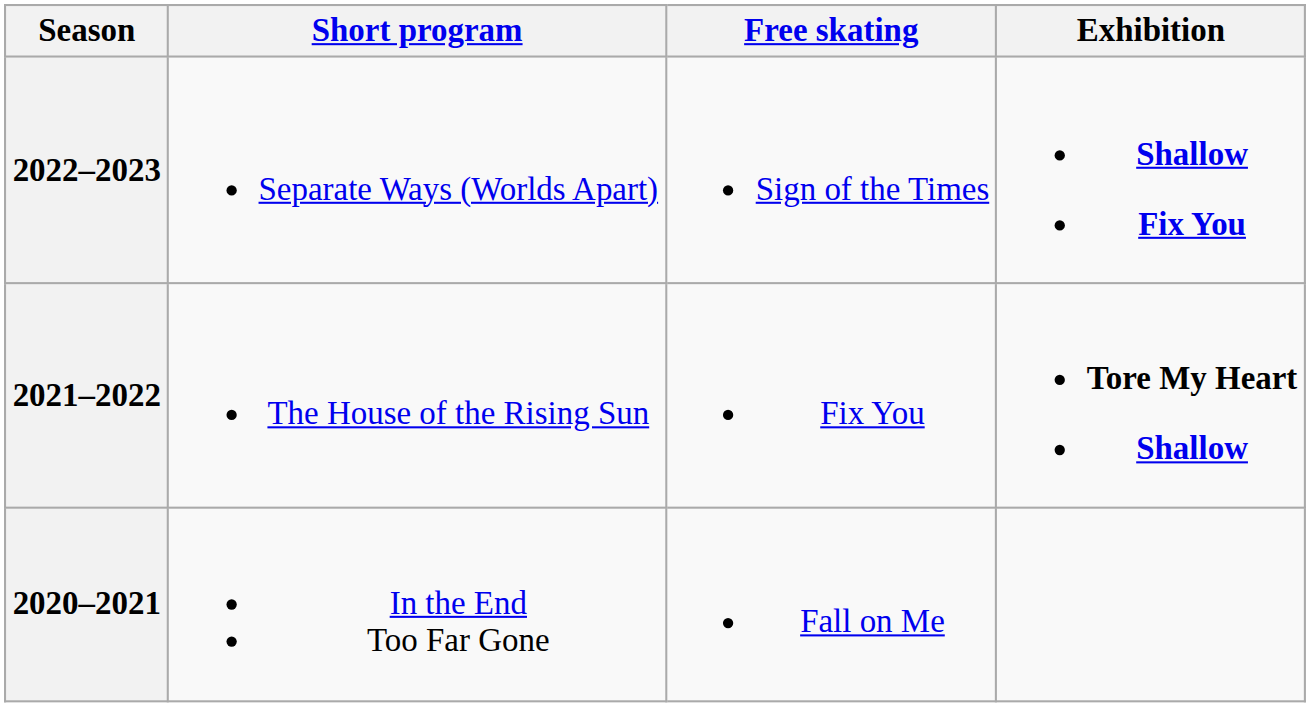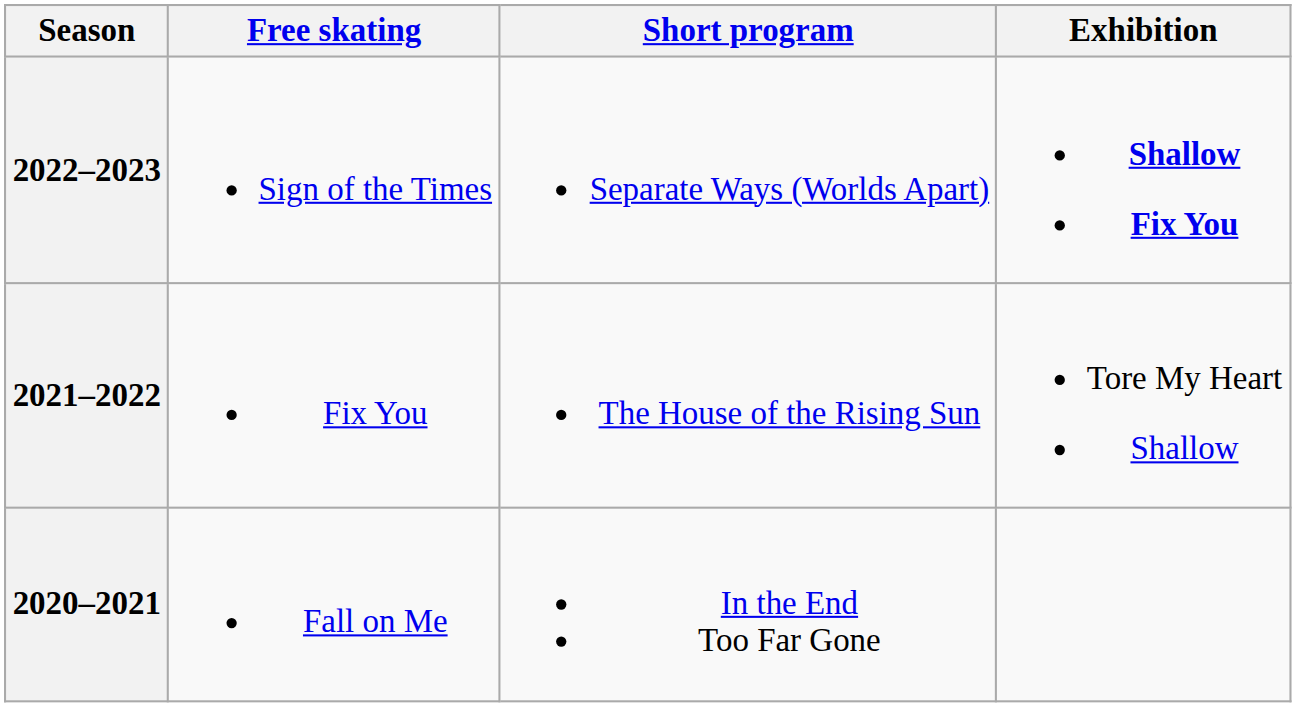columns swapped: (417, 30) <-> (831, 30)
(1151, 414) bold -> (1143, 414) normal
